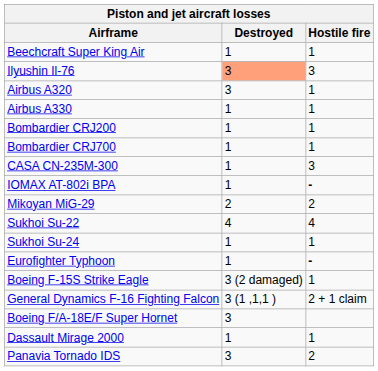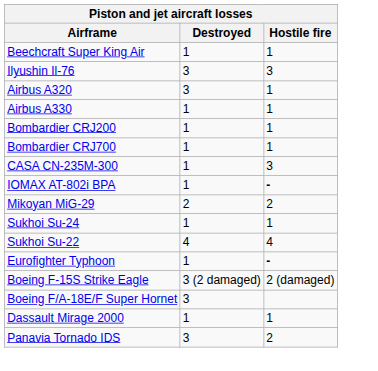(228, 71) lightsalmon background -> (186, 71) no background
rows swapped: (43, 223) <-> (43, 242)
(312, 280) 1 -> (300, 280) 2 (damaged)
- row: (113, 299)
